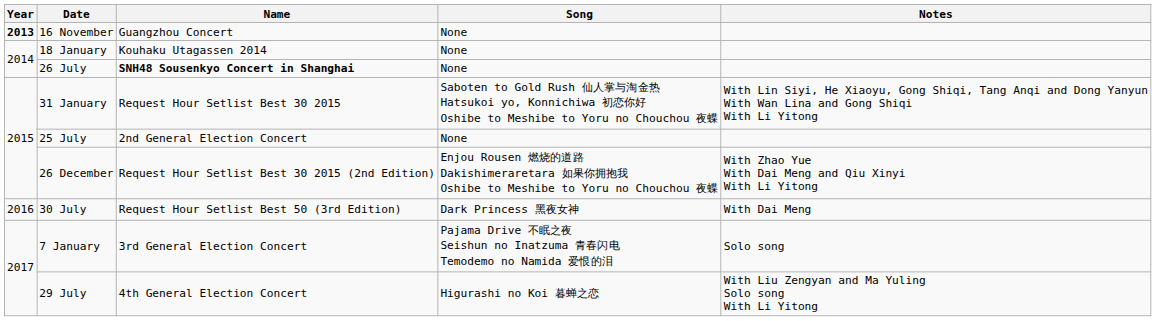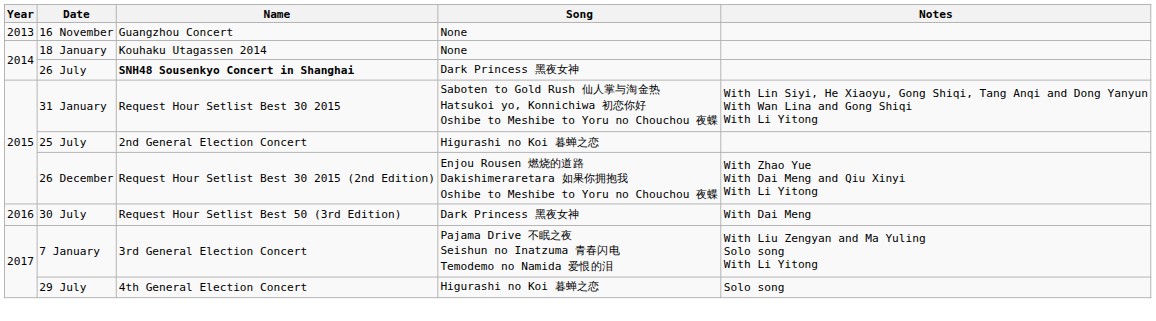(21, 32) bold -> (21, 32) normal
(454, 68) None -> (510, 69) Dark Princess 黑夜女神
(454, 138) None -> (520, 142) Higurashi no Koi 暮蝉之恋
(754, 246) Solo song -> (825, 251) With Liu Zengyan and Ma Yuling Solo song With Li Yitong
(825, 294) With Liu Zengyan and Ma Yuling Solo song With Li Yitong -> (754, 287) Solo song
